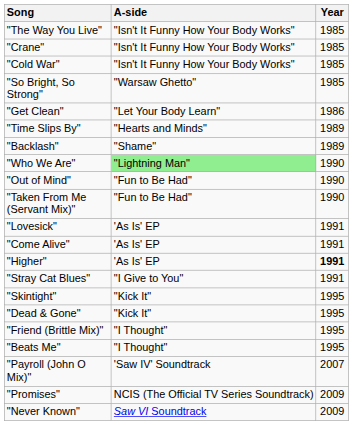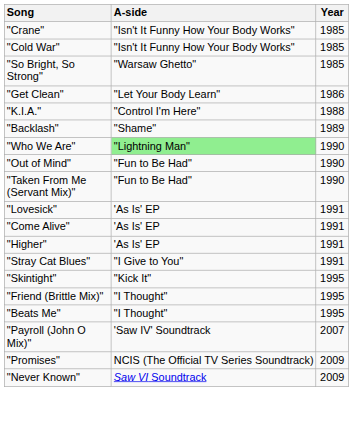- row: (54, 30)
+ row: (24, 111)
- row: (44, 128)
(332, 261) bold -> (332, 244) normal
- row: (44, 313)
